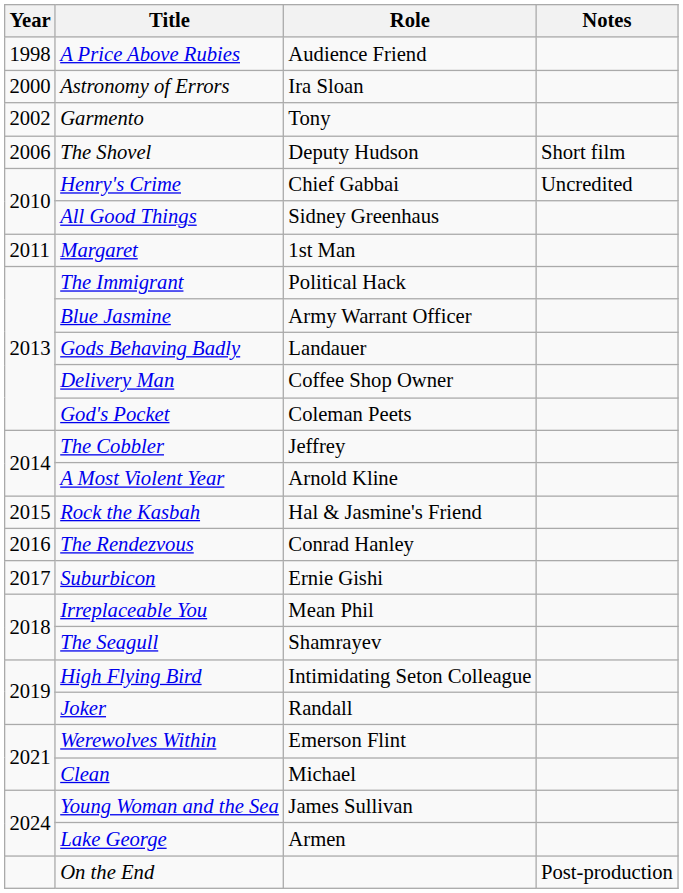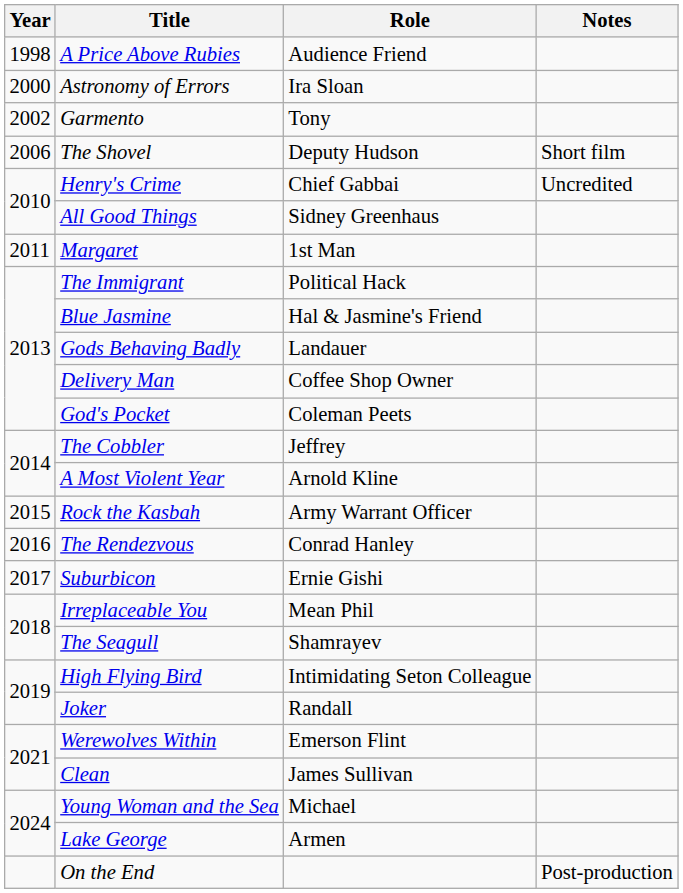(380, 315) Army Warrant Officer -> (385, 315) Hal & Jasmine's Friend
(385, 511) Hal & Jasmine's Friend -> (380, 511) Army Warrant Officer
(322, 773) Michael -> (351, 773) James Sullivan
(351, 806) James Sullivan -> (322, 806) Michael
